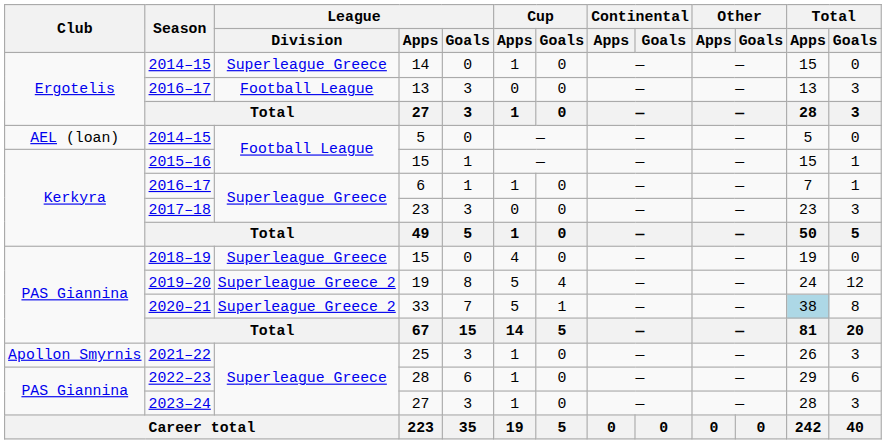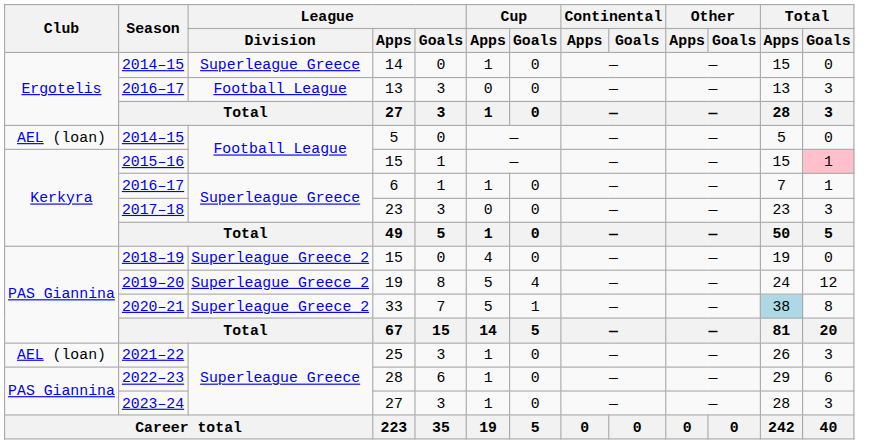(855, 162) no background -> (828, 162) pink background
(307, 258) Superleague Greece -> (280, 258) Superleague Greece 2
(75, 355) Apollon Smyrnis -> (61, 355) AEL (loan)
